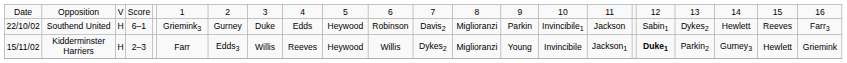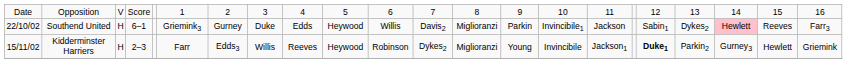(390, 26) Robinson -> (390, 26) Willis
(736, 26) no background -> (736, 26) pink background
(390, 46) Willis -> (390, 46) Robinson
